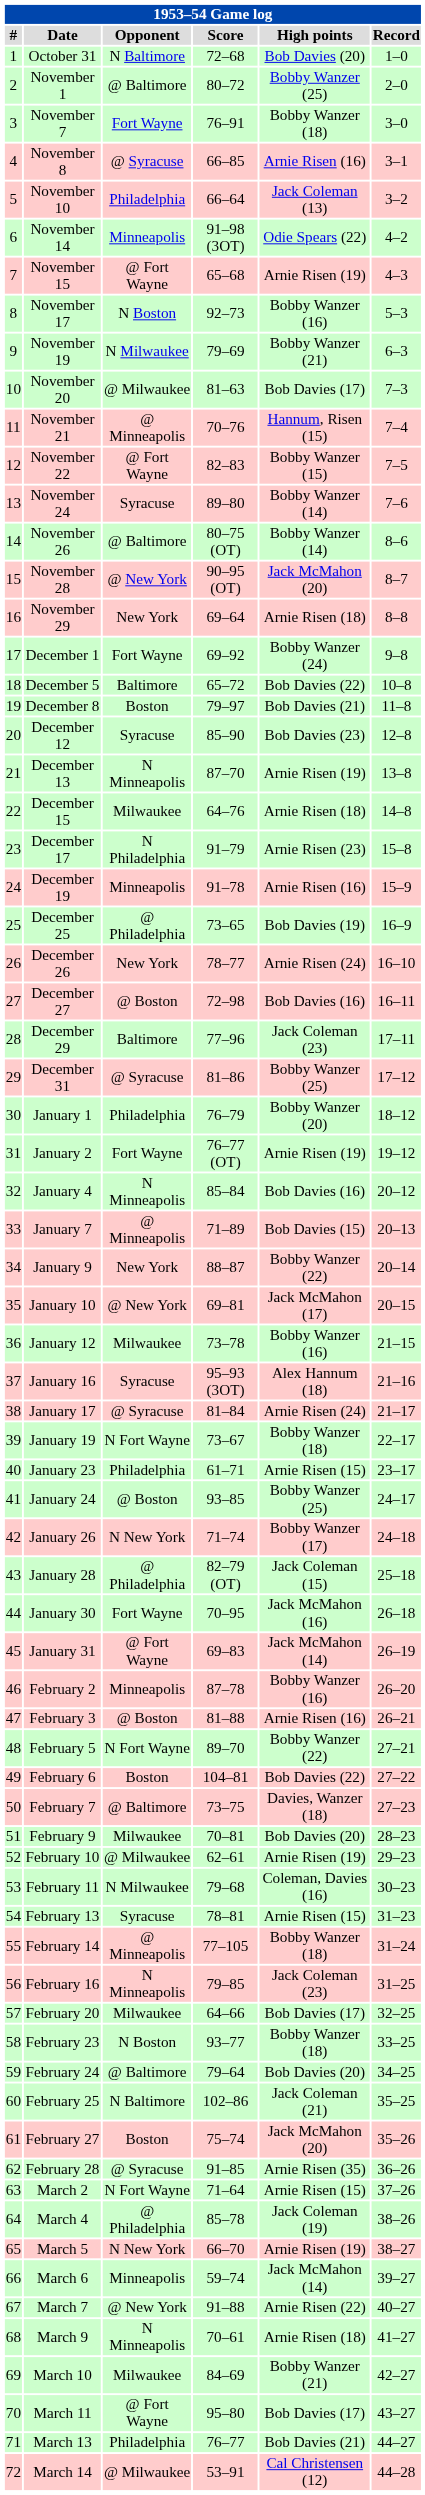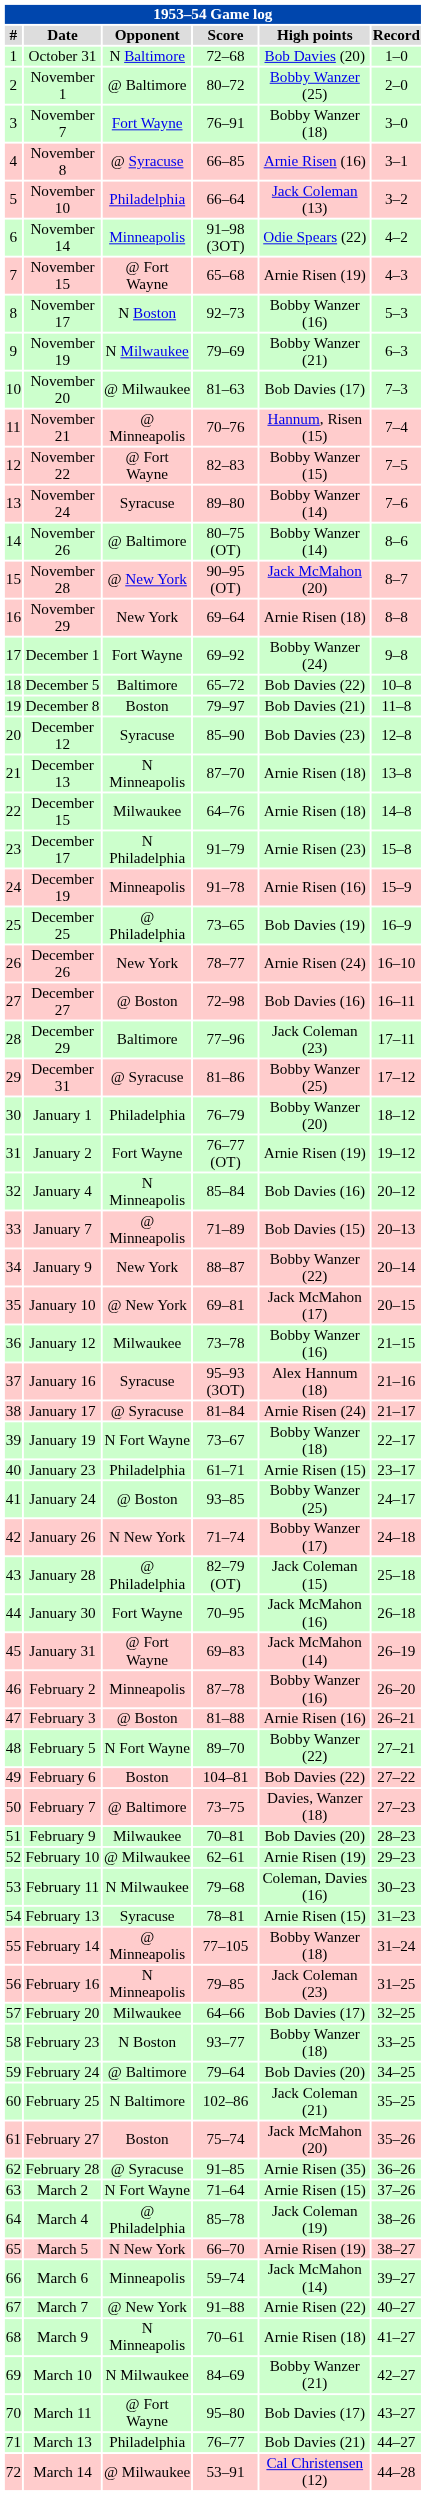(315, 773) Arnie Risen (19) -> (315, 773) Arnie Risen (18)
(147, 2375) Milwaukee -> (147, 2375) N Milwaukee
